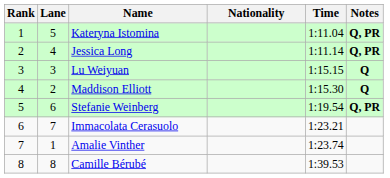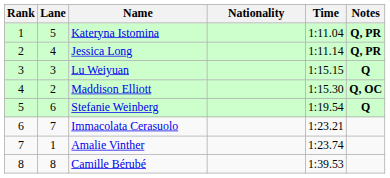(365, 88) Q -> (366, 88) Q, OC
(365, 107) Q, PR -> (366, 107) Q
